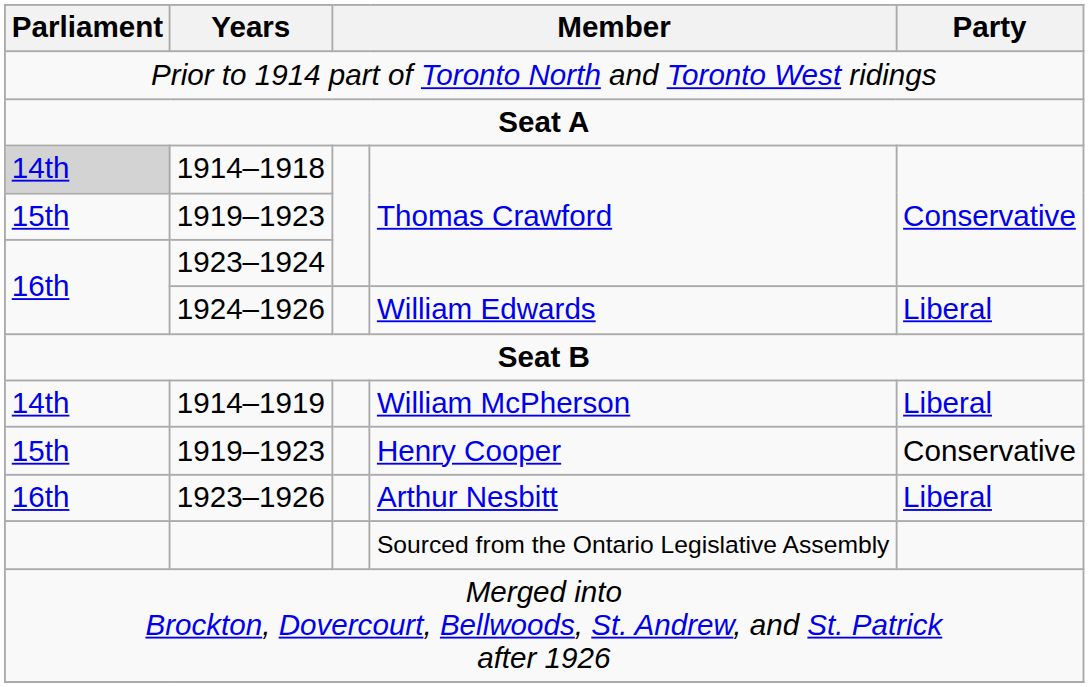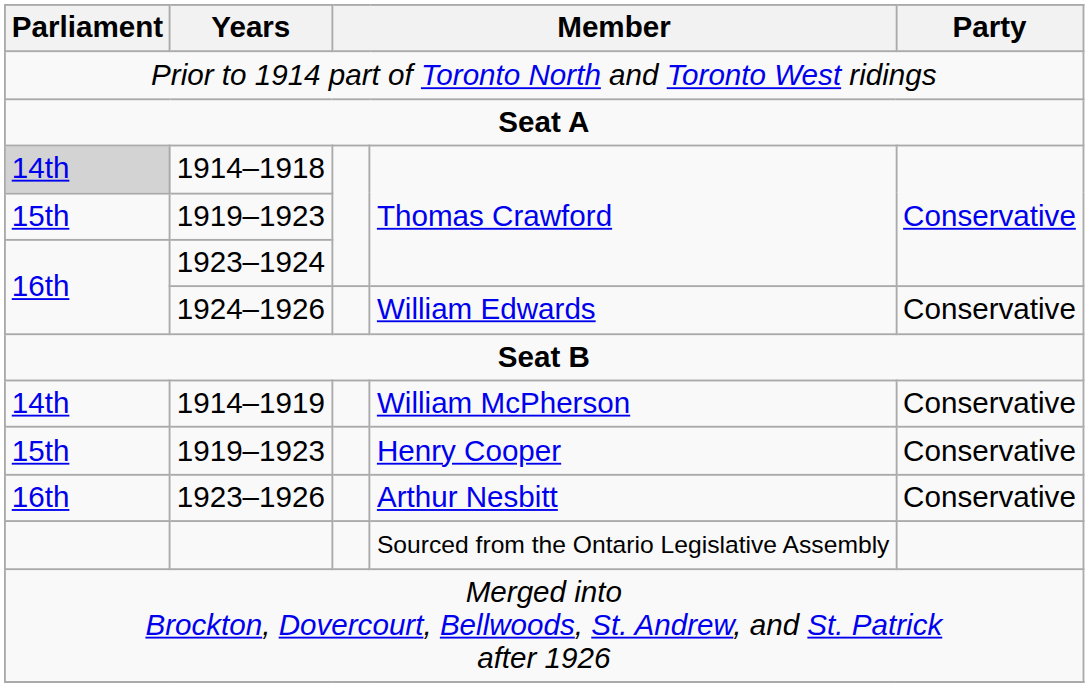(948, 309) Liberal -> (989, 309) Conservative
(948, 403) Liberal -> (989, 403) Conservative
(948, 497) Liberal -> (989, 497) Conservative
